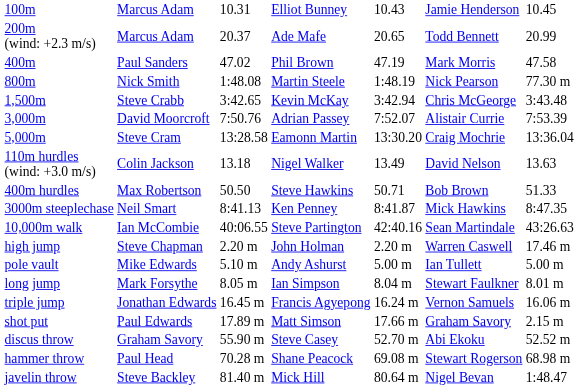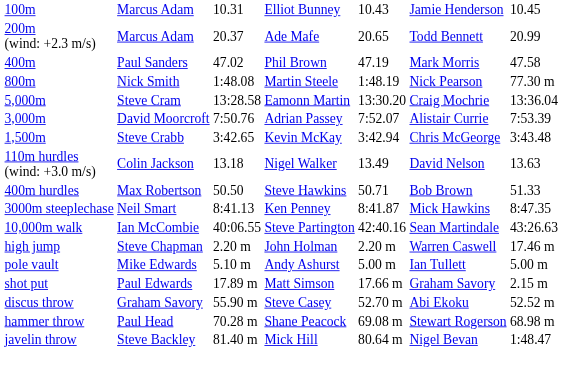rows swapped: (25, 100) <-> (25, 137)
- row: (32, 283)
- row: (35, 302)
